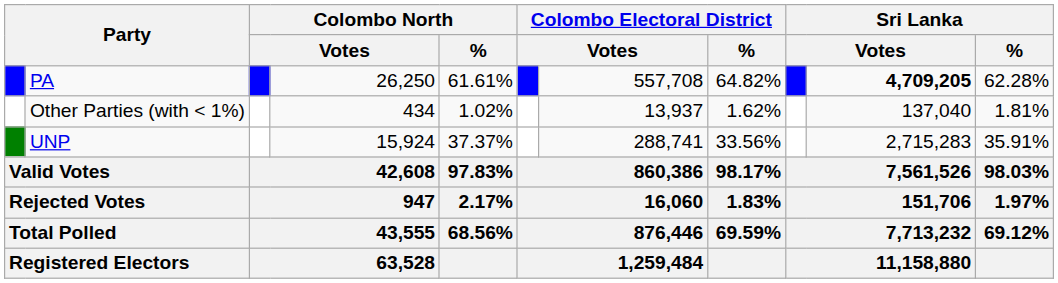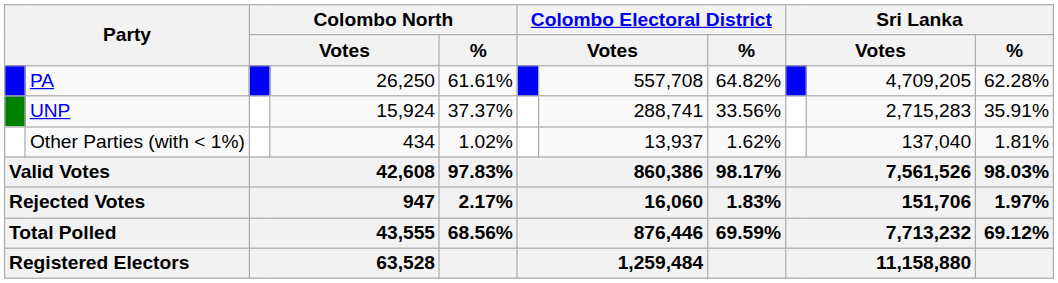(928, 80) bold -> (928, 80) normal
rows swapped: (50, 141) <-> (137, 111)
